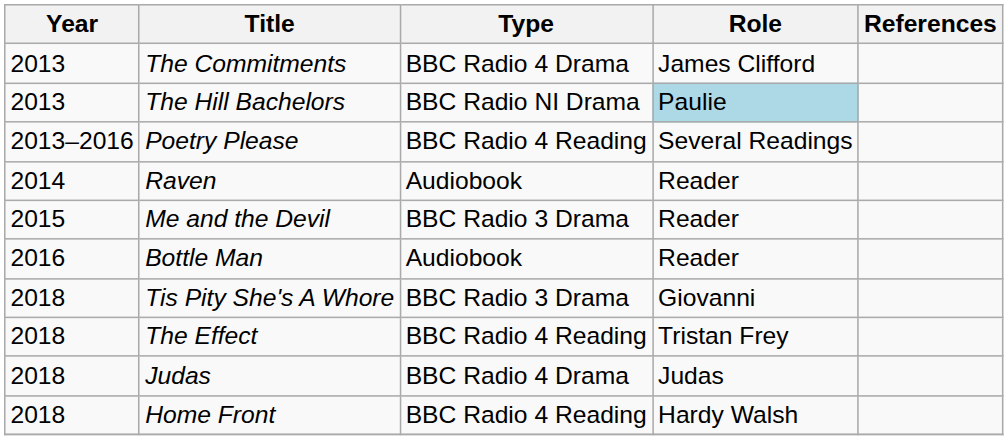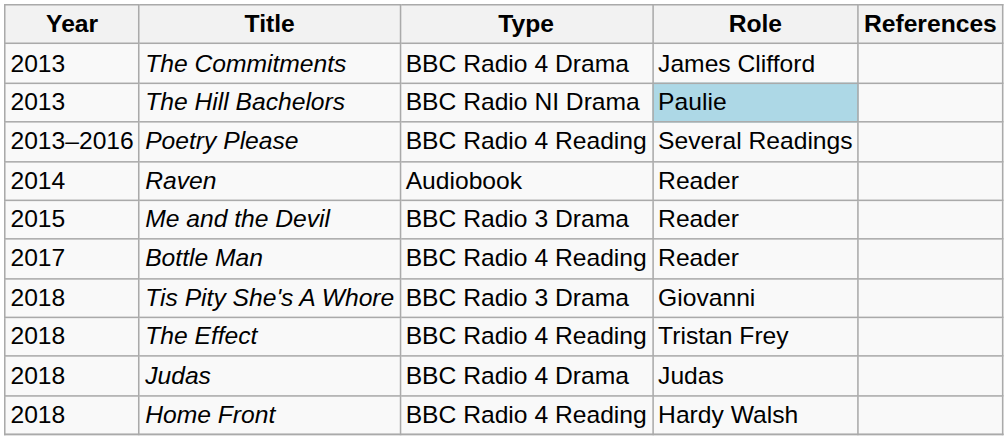(38, 258) 2016 -> (38, 258) 2017
(464, 258) Audiobook -> (526, 258) BBC Radio 4 Reading
